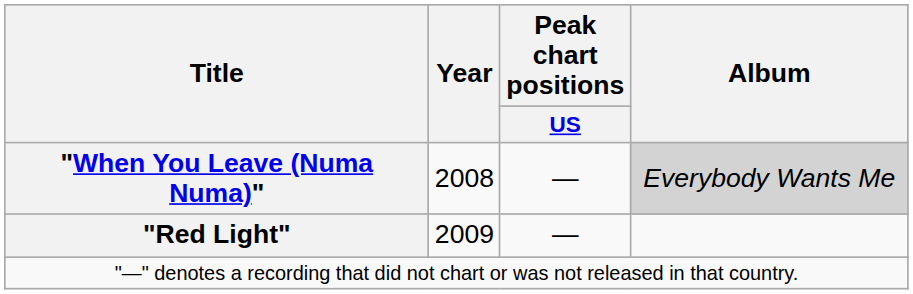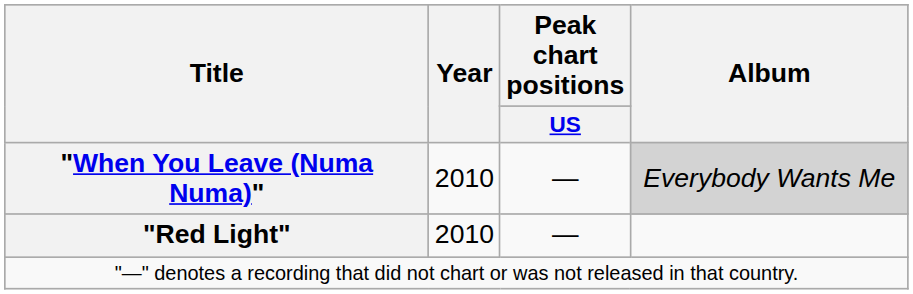(464, 177) 2008 -> (464, 177) 2010
(464, 235) 2009 -> (464, 235) 2010
